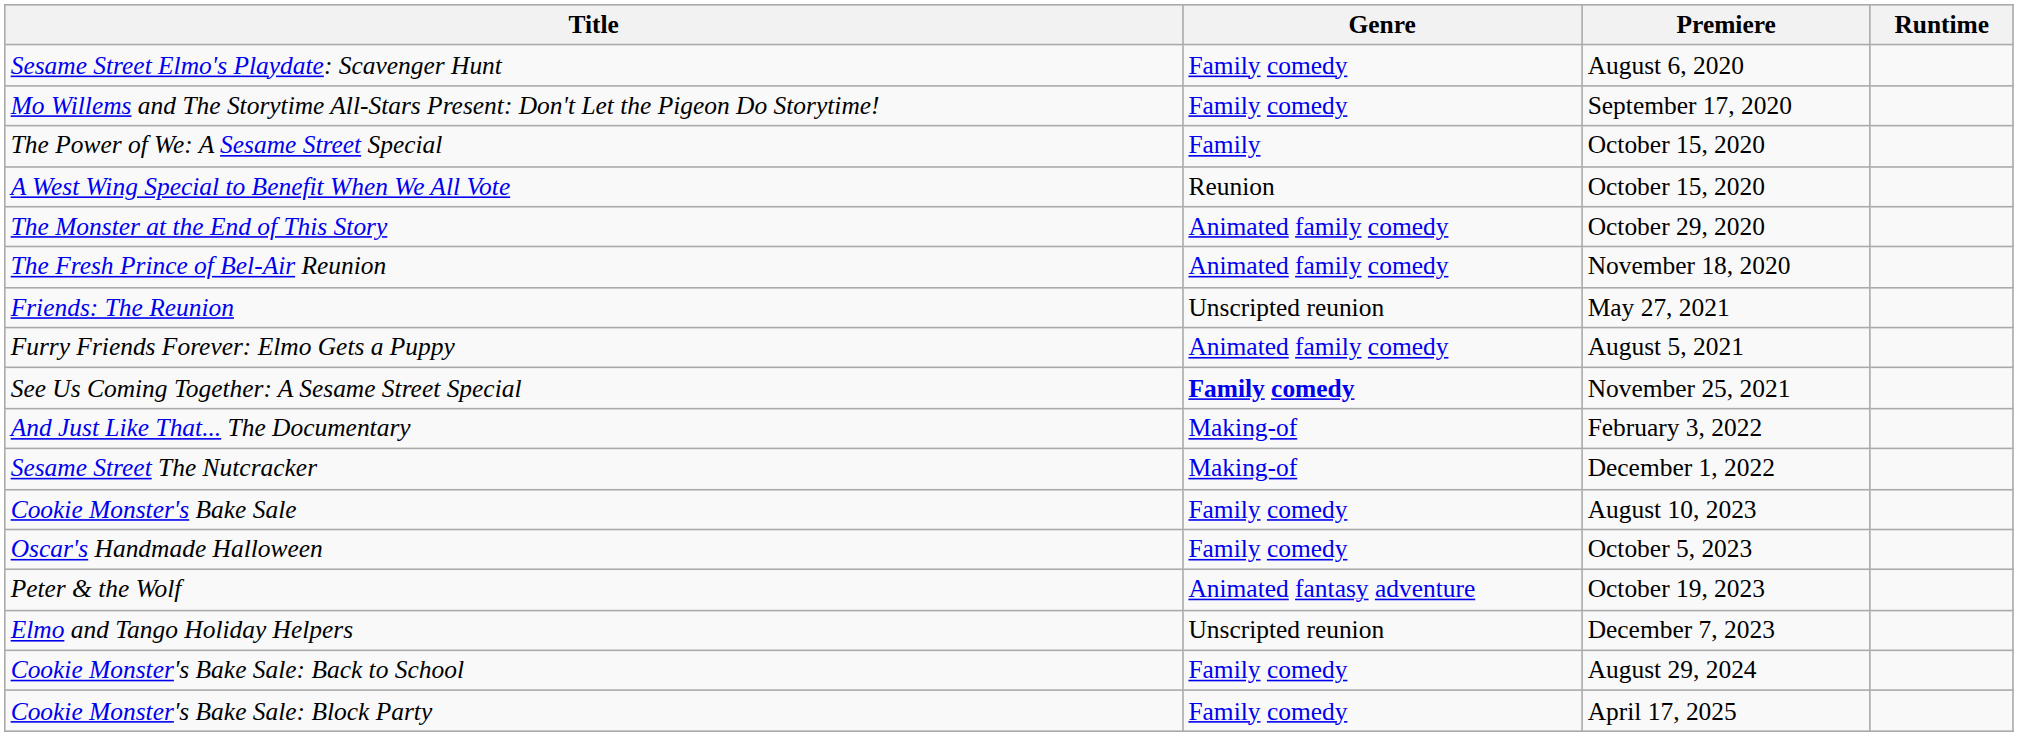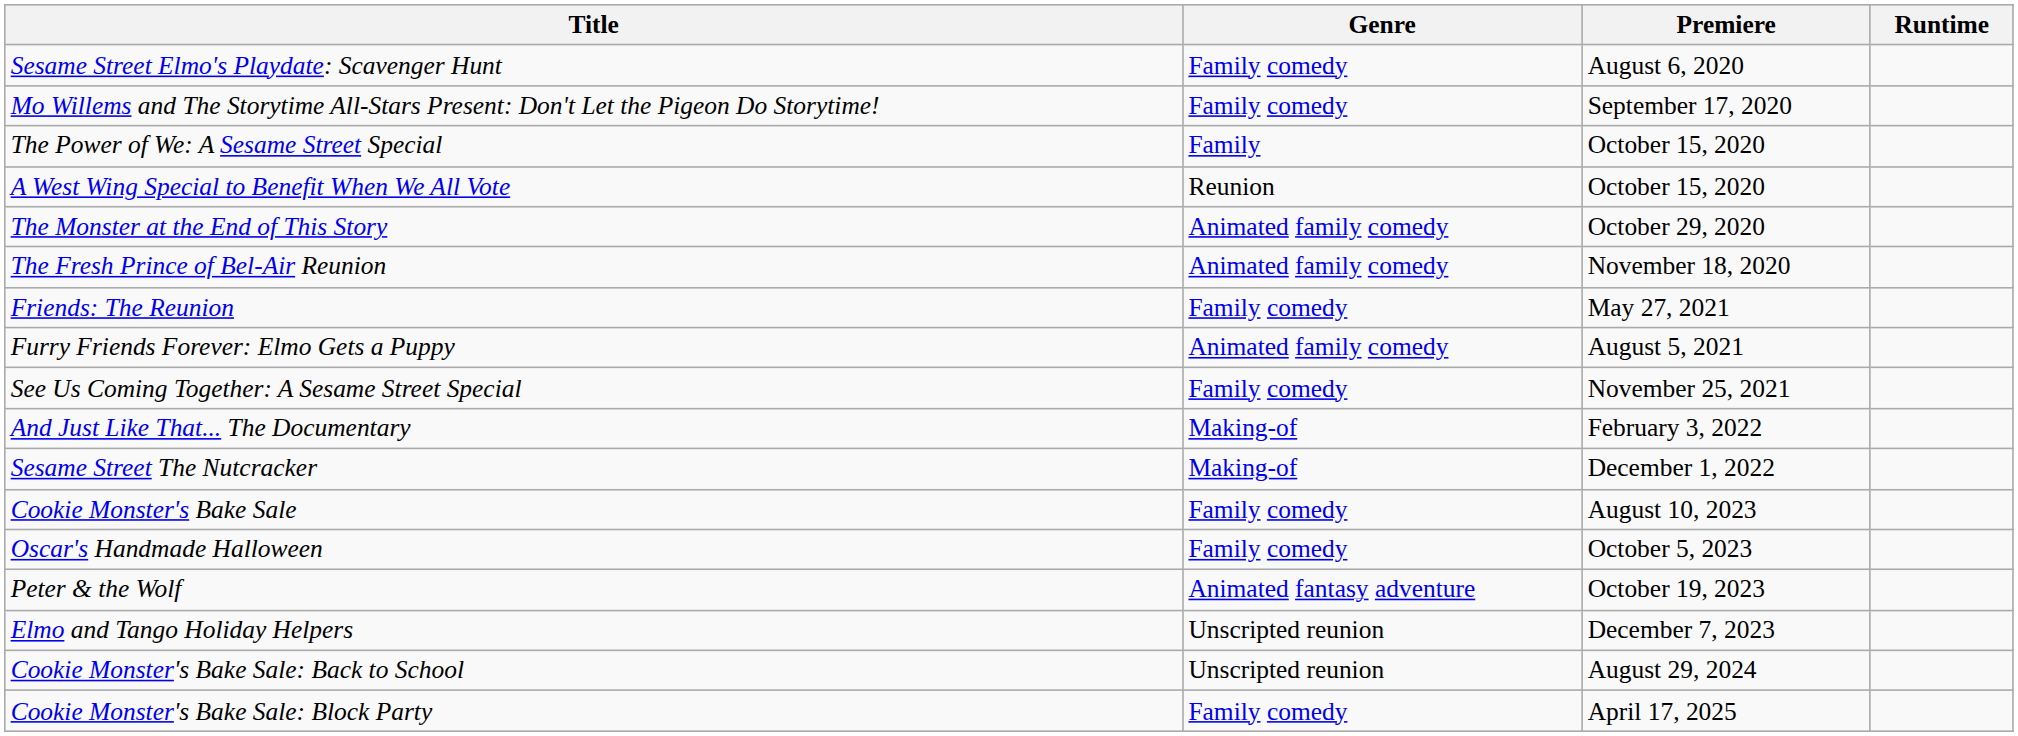(1286, 307) Unscripted reunion -> (1268, 307) Family comedy
(1271, 387) bold -> (1268, 387) normal
(1268, 670) Family comedy -> (1286, 670) Unscripted reunion
